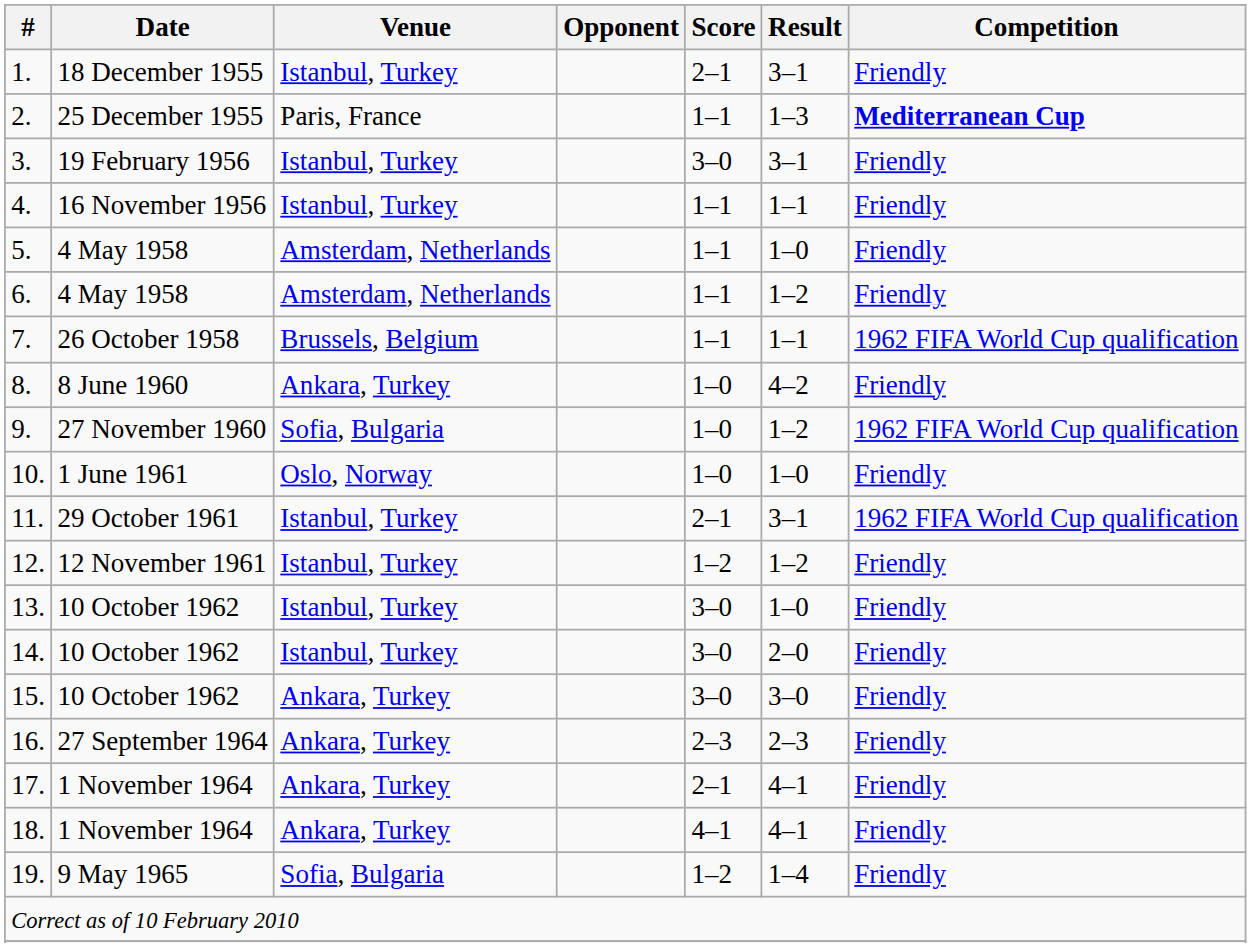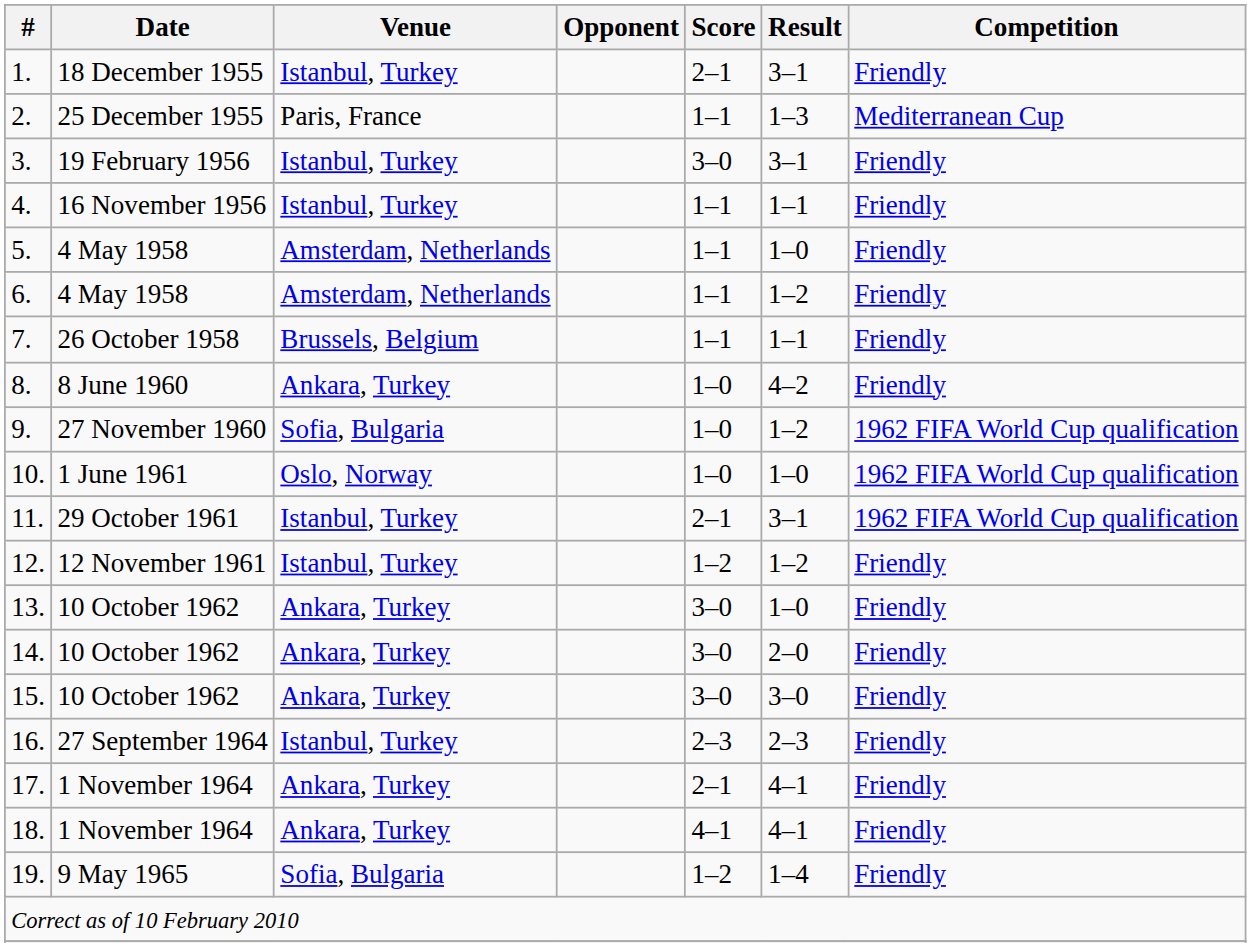(970, 116) bold -> (959, 116) normal
(1046, 339) 1962 FIFA World Cup qualification -> (900, 339) Friendly
(900, 473) Friendly -> (1046, 473) 1962 FIFA World Cup qualification
(369, 606) Istanbul, Turkey -> (365, 606) Ankara, Turkey
(369, 651) Istanbul, Turkey -> (365, 651) Ankara, Turkey
(365, 740) Ankara, Turkey -> (369, 740) Istanbul, Turkey
